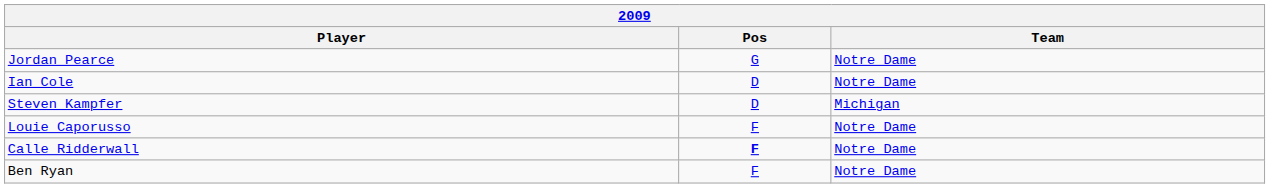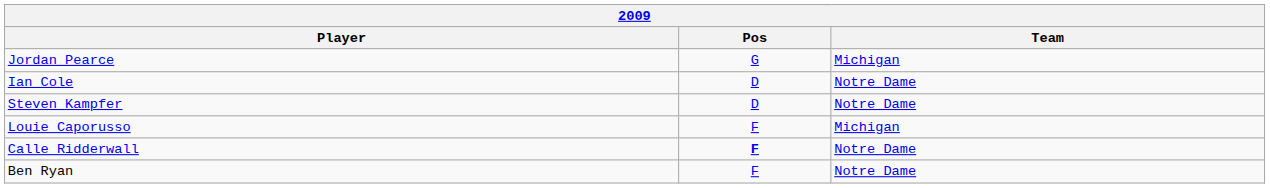(875, 60) Notre Dame -> (867, 60) Michigan
(867, 105) Michigan -> (875, 105) Notre Dame
(875, 127) Notre Dame -> (867, 127) Michigan
